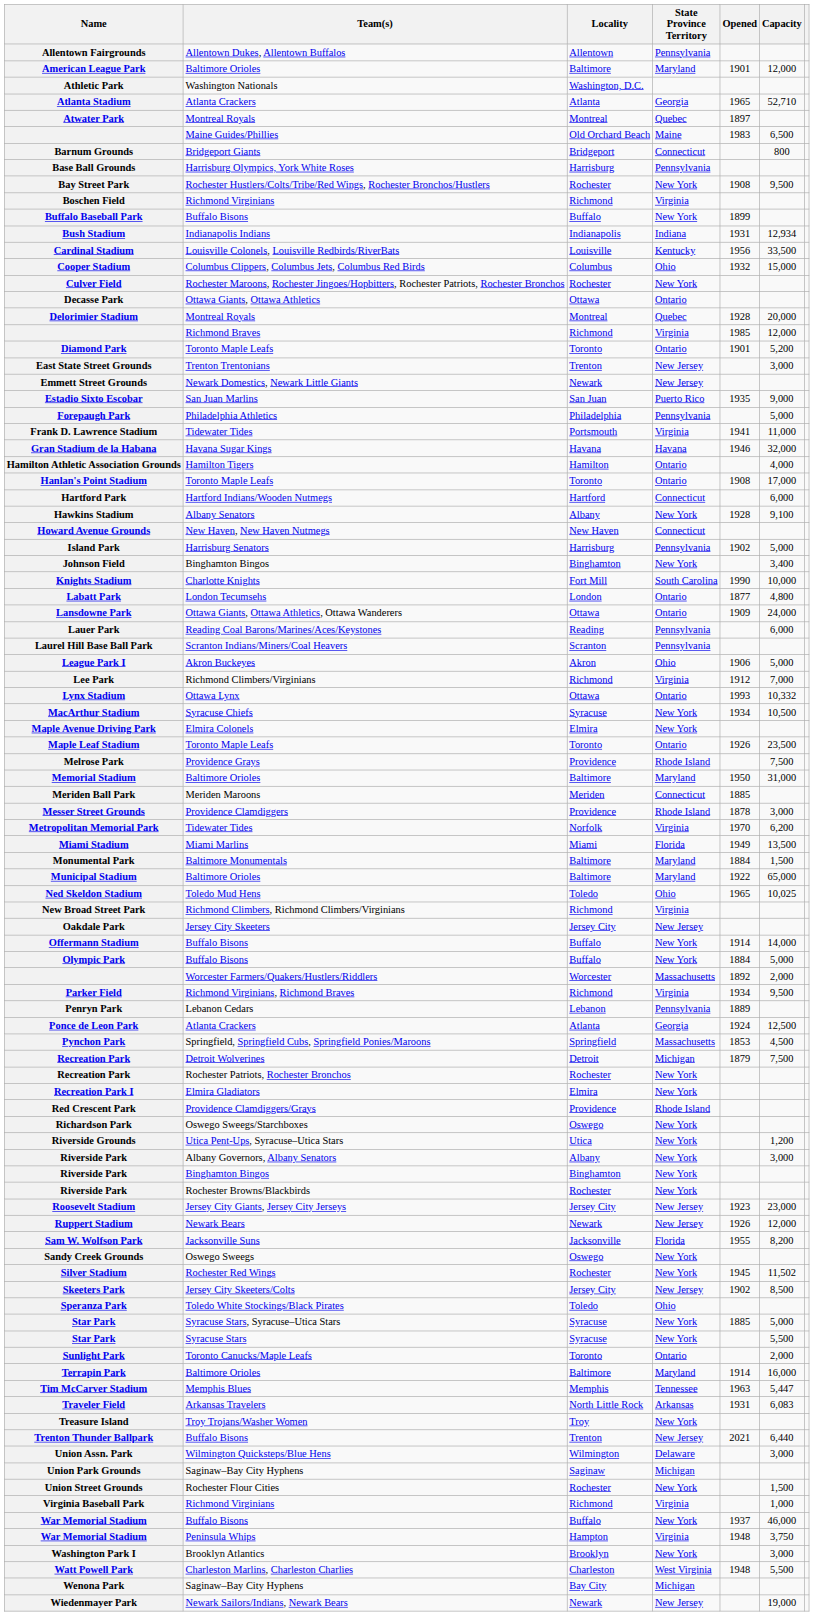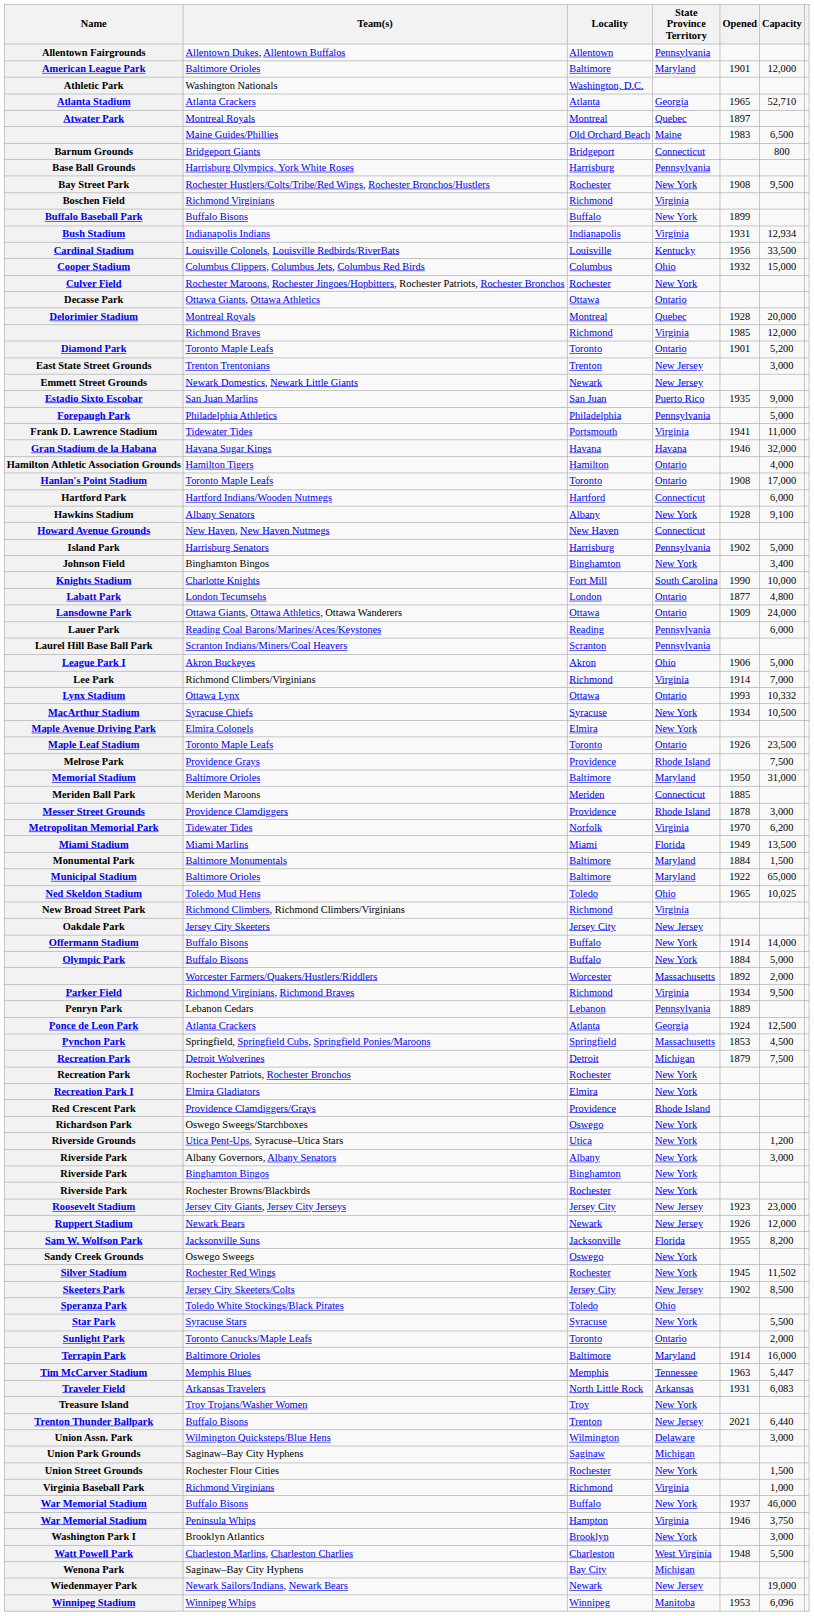(671, 234) Indiana -> (672, 234) Virginia
(740, 679) 1912 -> (740, 679) 1914
- row: (94, 1322)
(740, 1537) 1948 -> (740, 1520) 1946
+ row: (94, 1603)
